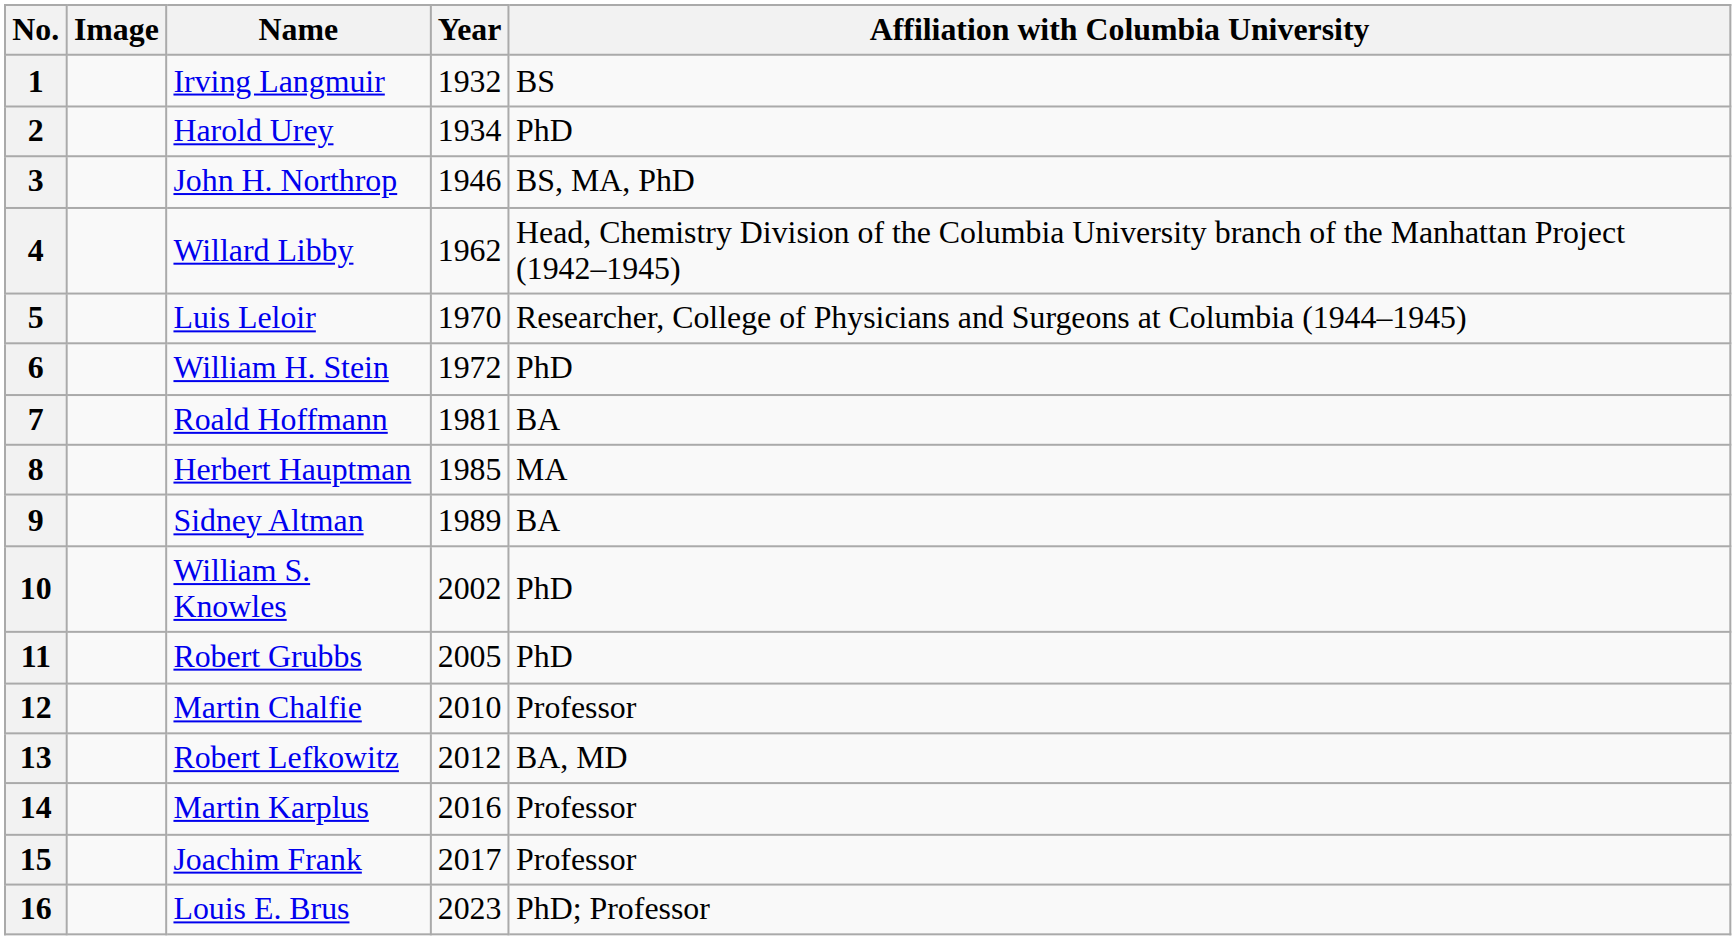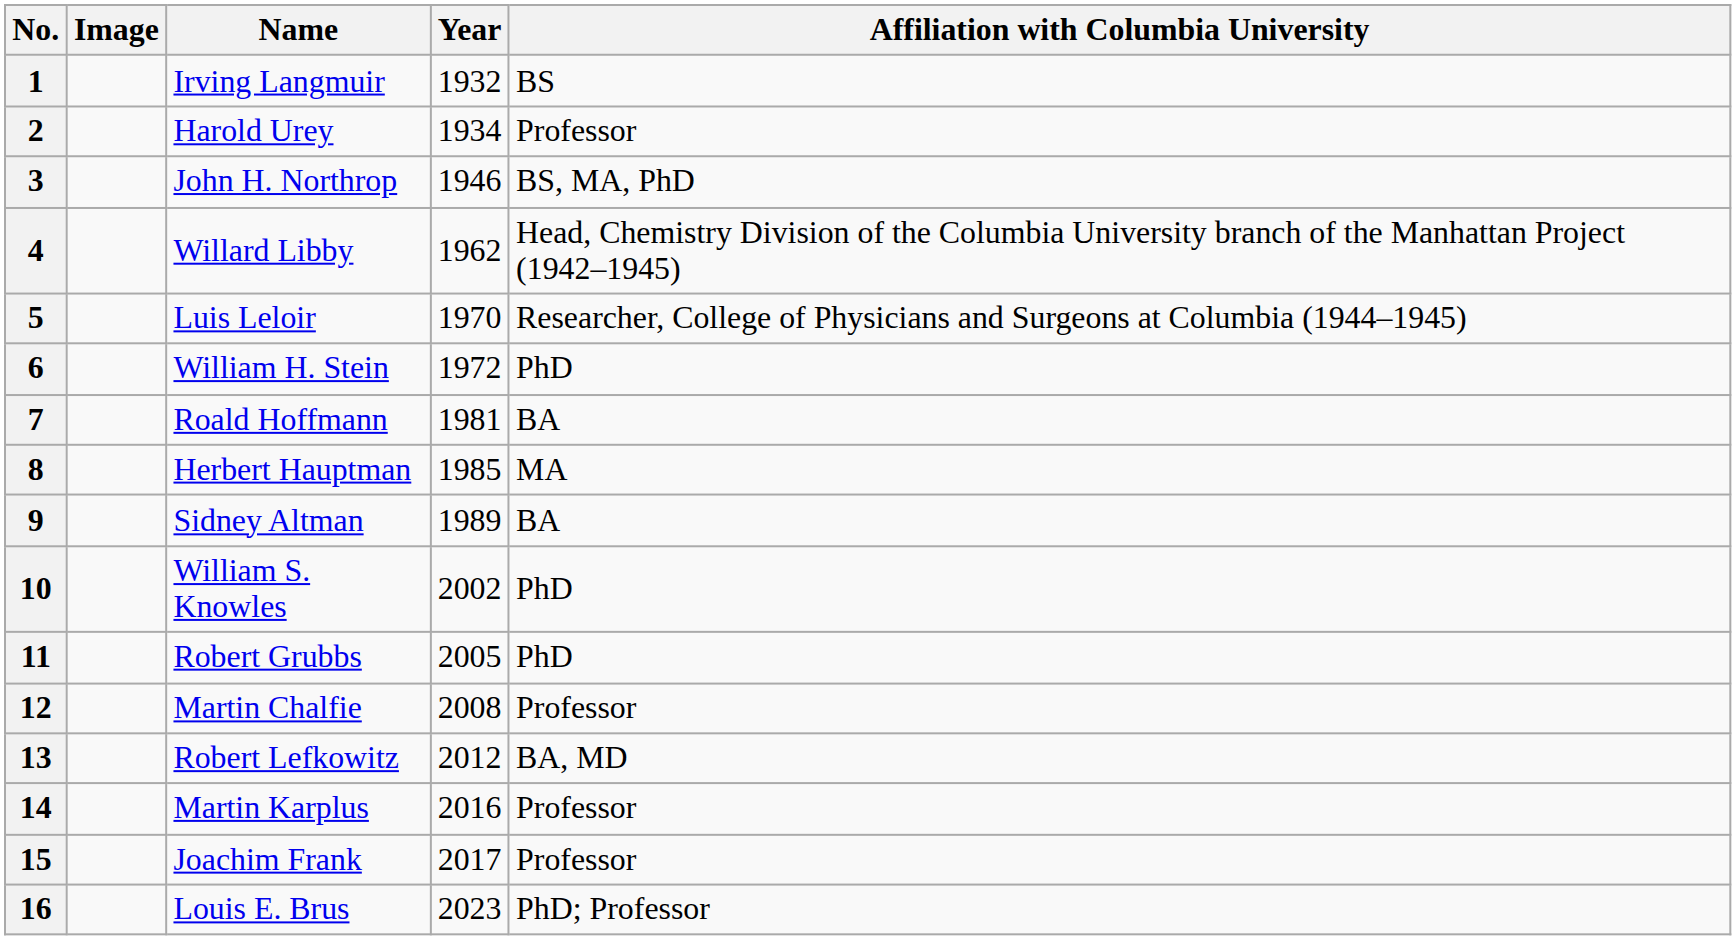(544, 130) PhD -> (576, 130) Professor
(470, 707) 2010 -> (470, 707) 2008
